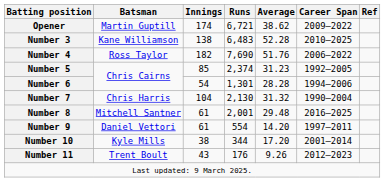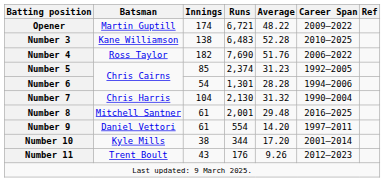(276, 26) 38.62 -> (276, 26) 48.22
